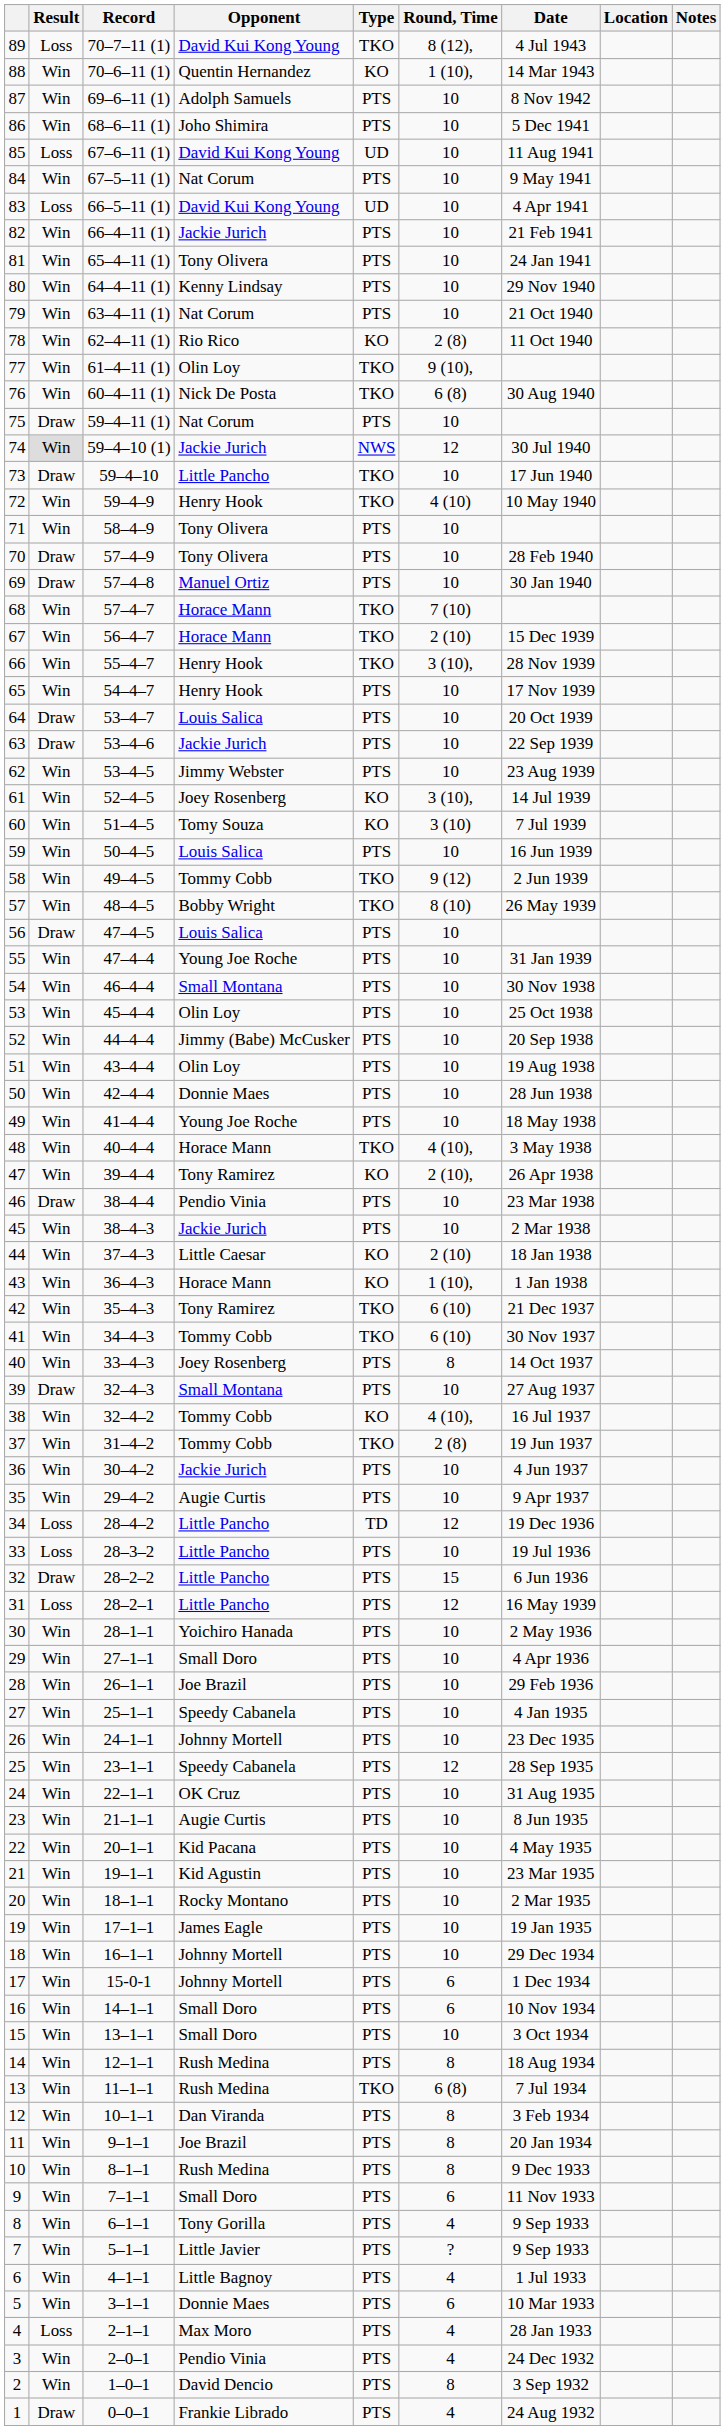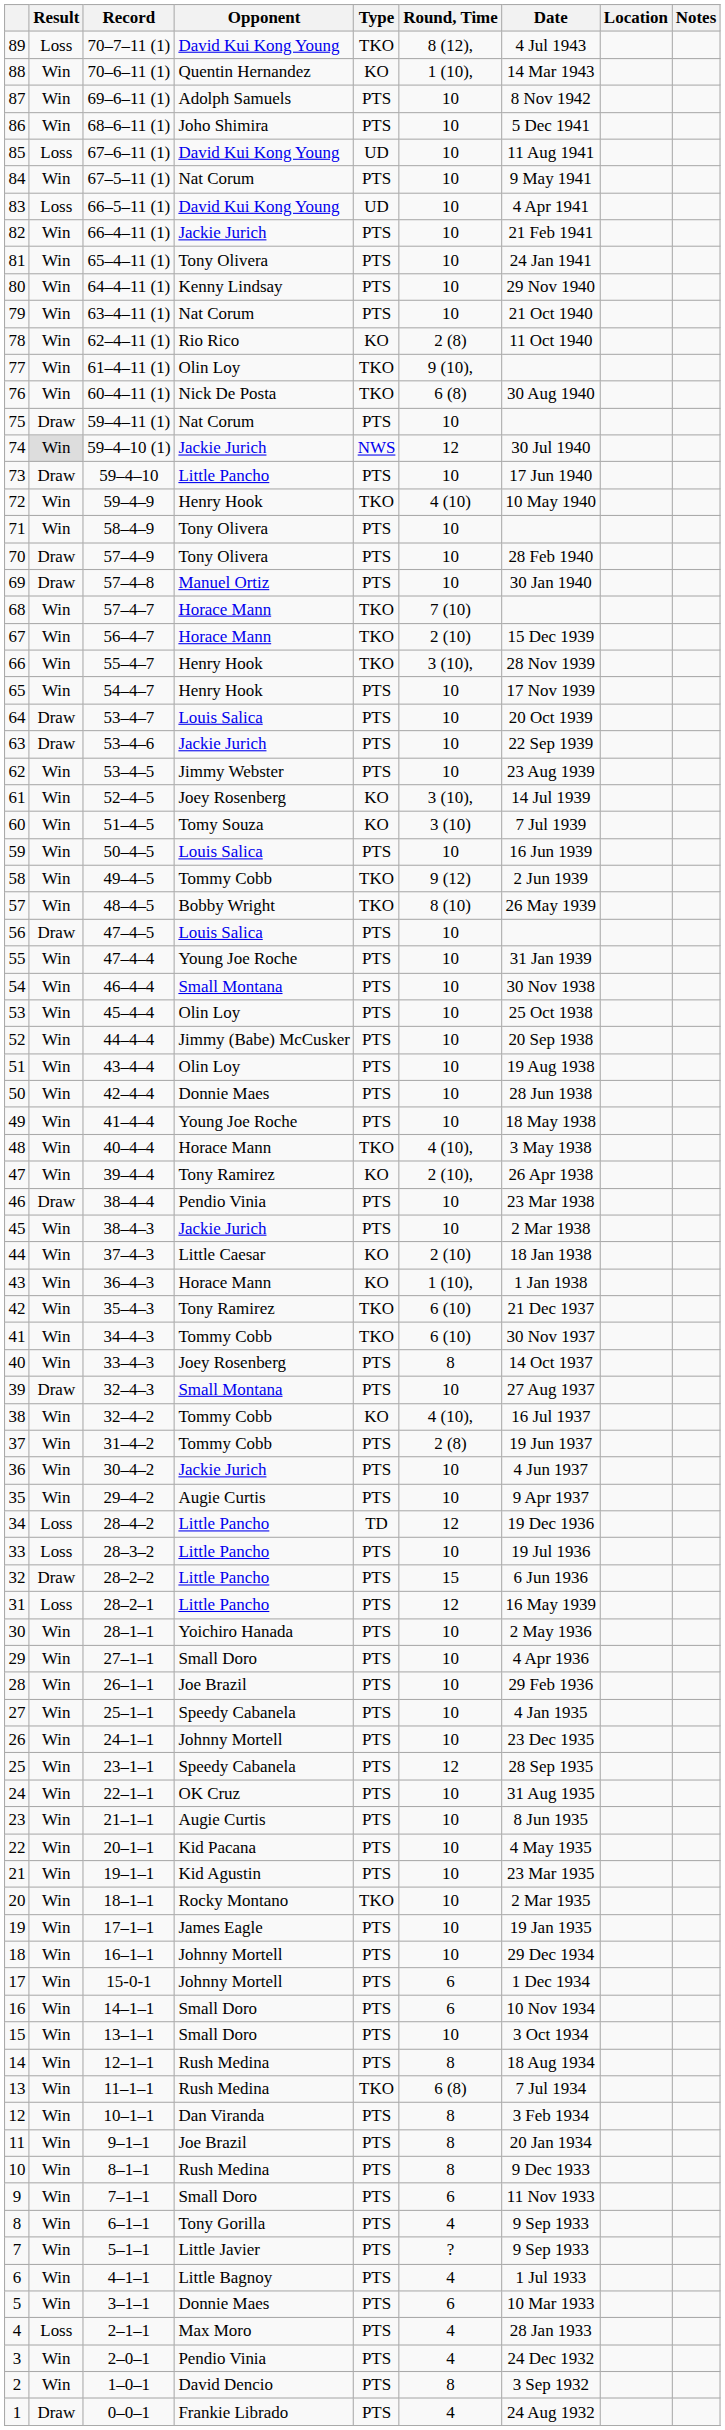(377, 475) TKO -> (377, 475) PTS
(377, 1443) TKO -> (377, 1443) PTS
(377, 1900) PTS -> (377, 1900) TKO
